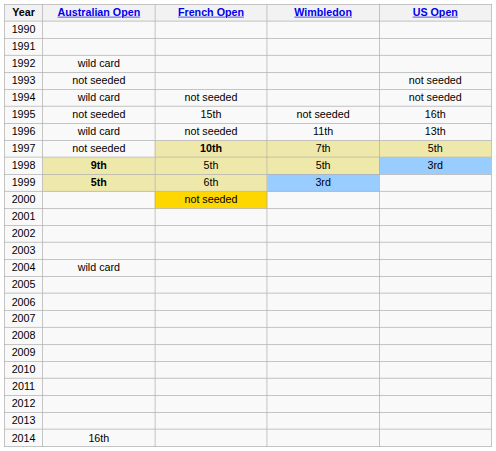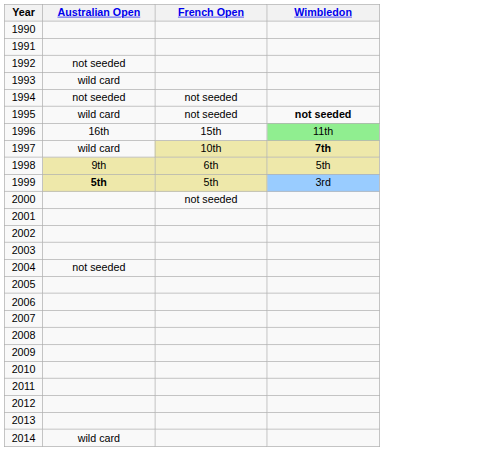- column: (435, 13)
(99, 64) wild card -> (99, 64) not seeded
(99, 81) not seeded -> (99, 81) wild card
(99, 98) wild card -> (99, 98) not seeded
(99, 115) not seeded -> (99, 115) wild card
(211, 115) 15th -> (211, 115) not seeded
(323, 115) normal -> (323, 115) bold
(99, 132) wild card -> (99, 132) 16th
(211, 132) not seeded -> (211, 132) 15th
(323, 132) no background -> (323, 132) lightgreen background
(99, 149) not seeded -> (99, 149) wild card
(211, 149) bold -> (211, 149) normal
(323, 149) normal -> (323, 149) bold
(99, 166) bold -> (99, 166) normal
(211, 166) 5th -> (211, 166) 6th
(211, 183) 6th -> (211, 183) 5th
(211, 200) gold background -> (211, 200) no background
(99, 268) wild card -> (99, 268) not seeded
(99, 438) 16th -> (99, 438) wild card
